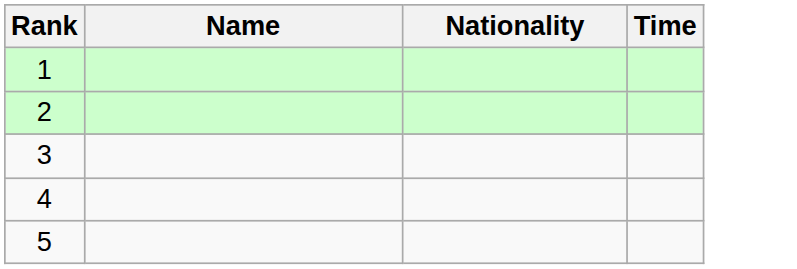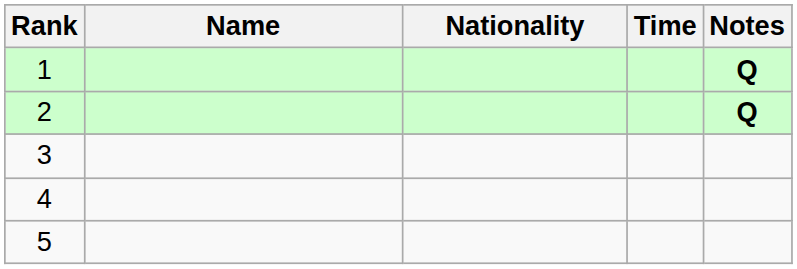+ column: (747, 26)
